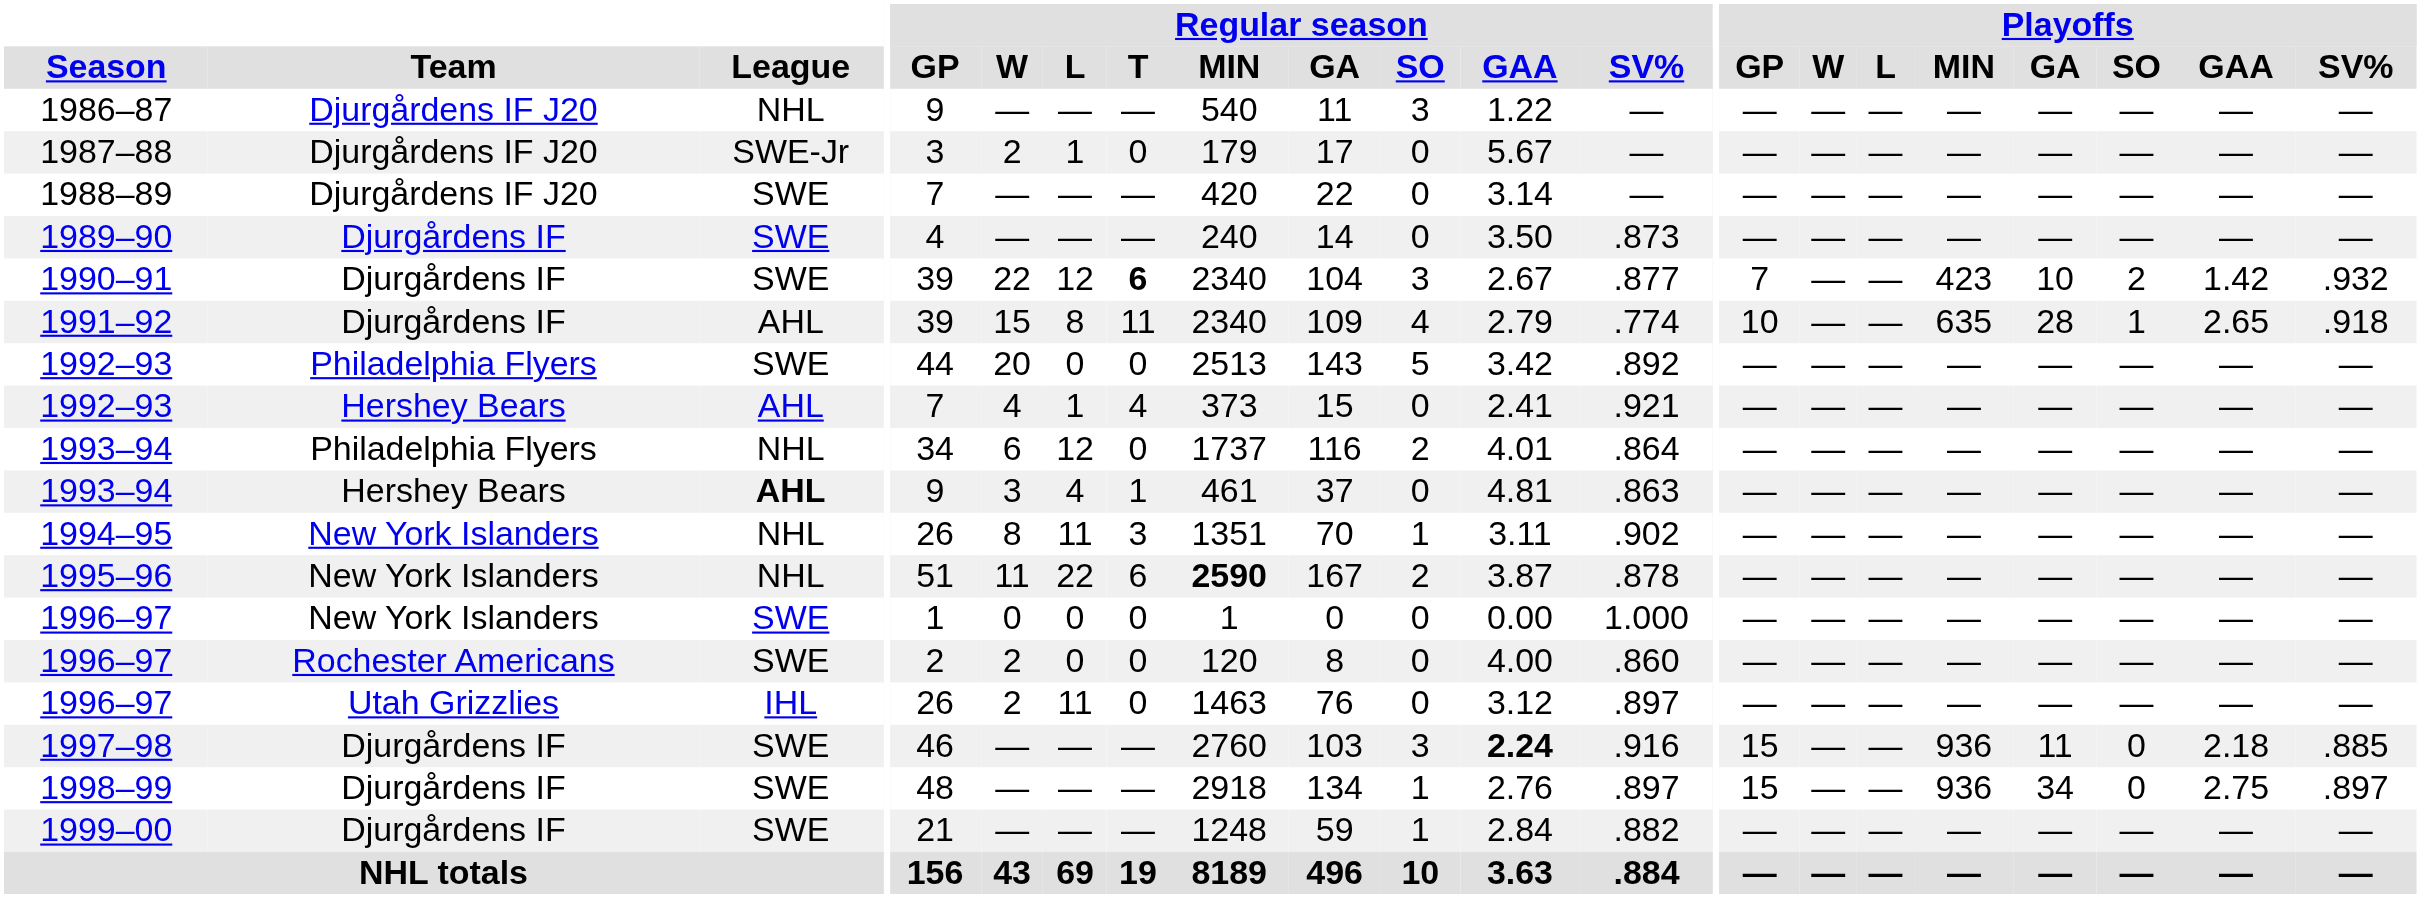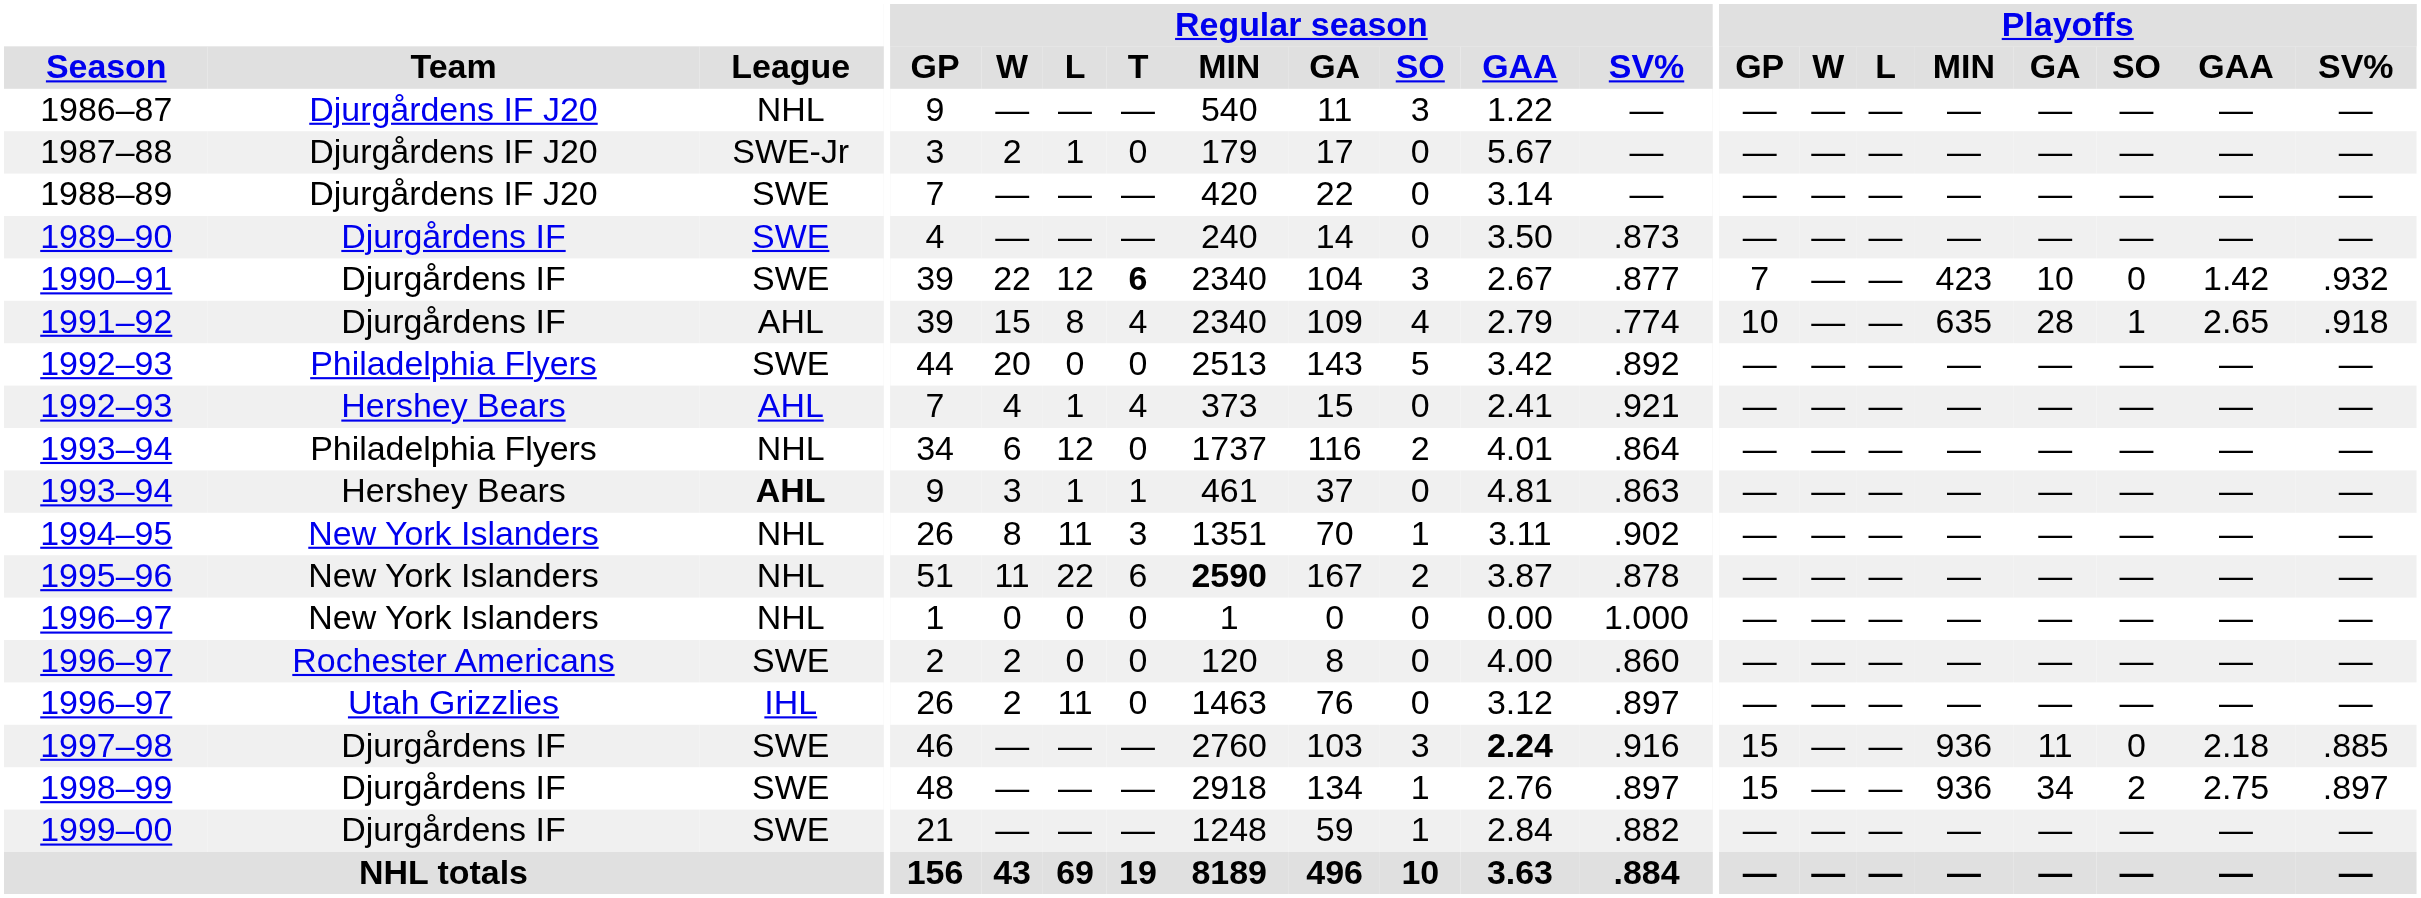(2136, 279) 2 -> (2136, 279) 0
(1138, 321) 11 -> (1138, 321) 4
(1075, 491) 4 -> (1075, 491) 1
(791, 618) SWE -> (791, 618) NHL
(2136, 787) 0 -> (2136, 787) 2
